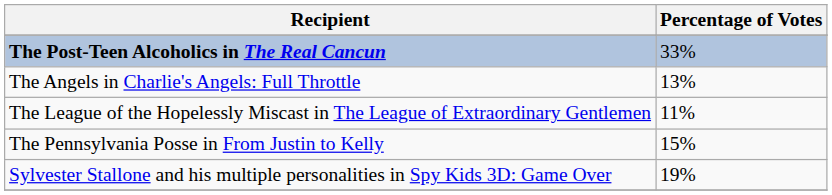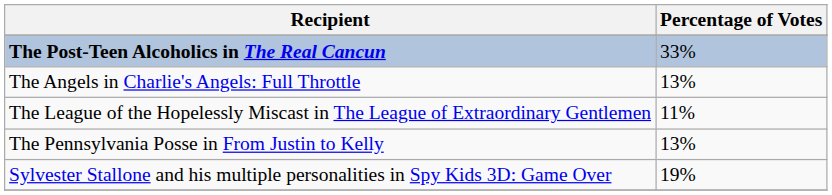(678, 143) 15% -> (678, 143) 13%
